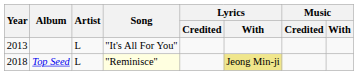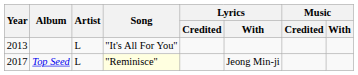(17, 62) 2018 -> (17, 62) 2017
(253, 62) khaki background -> (253, 62) no background
